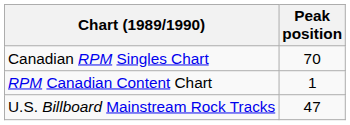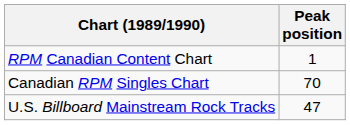rows swapped: (108, 58) <-> (110, 82)
